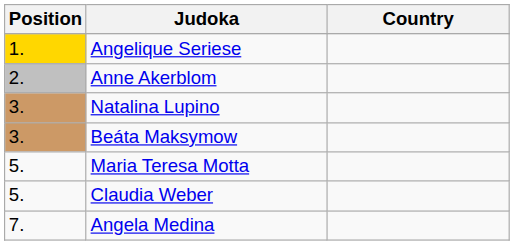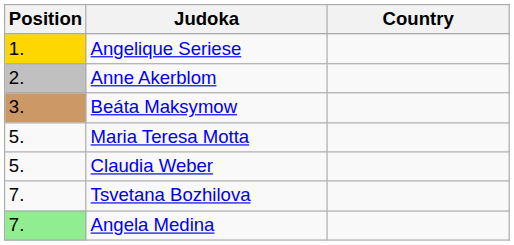- row: (155, 107)
+ row: (171, 195)
(17, 225) no background -> (17, 225) lightgreen background
